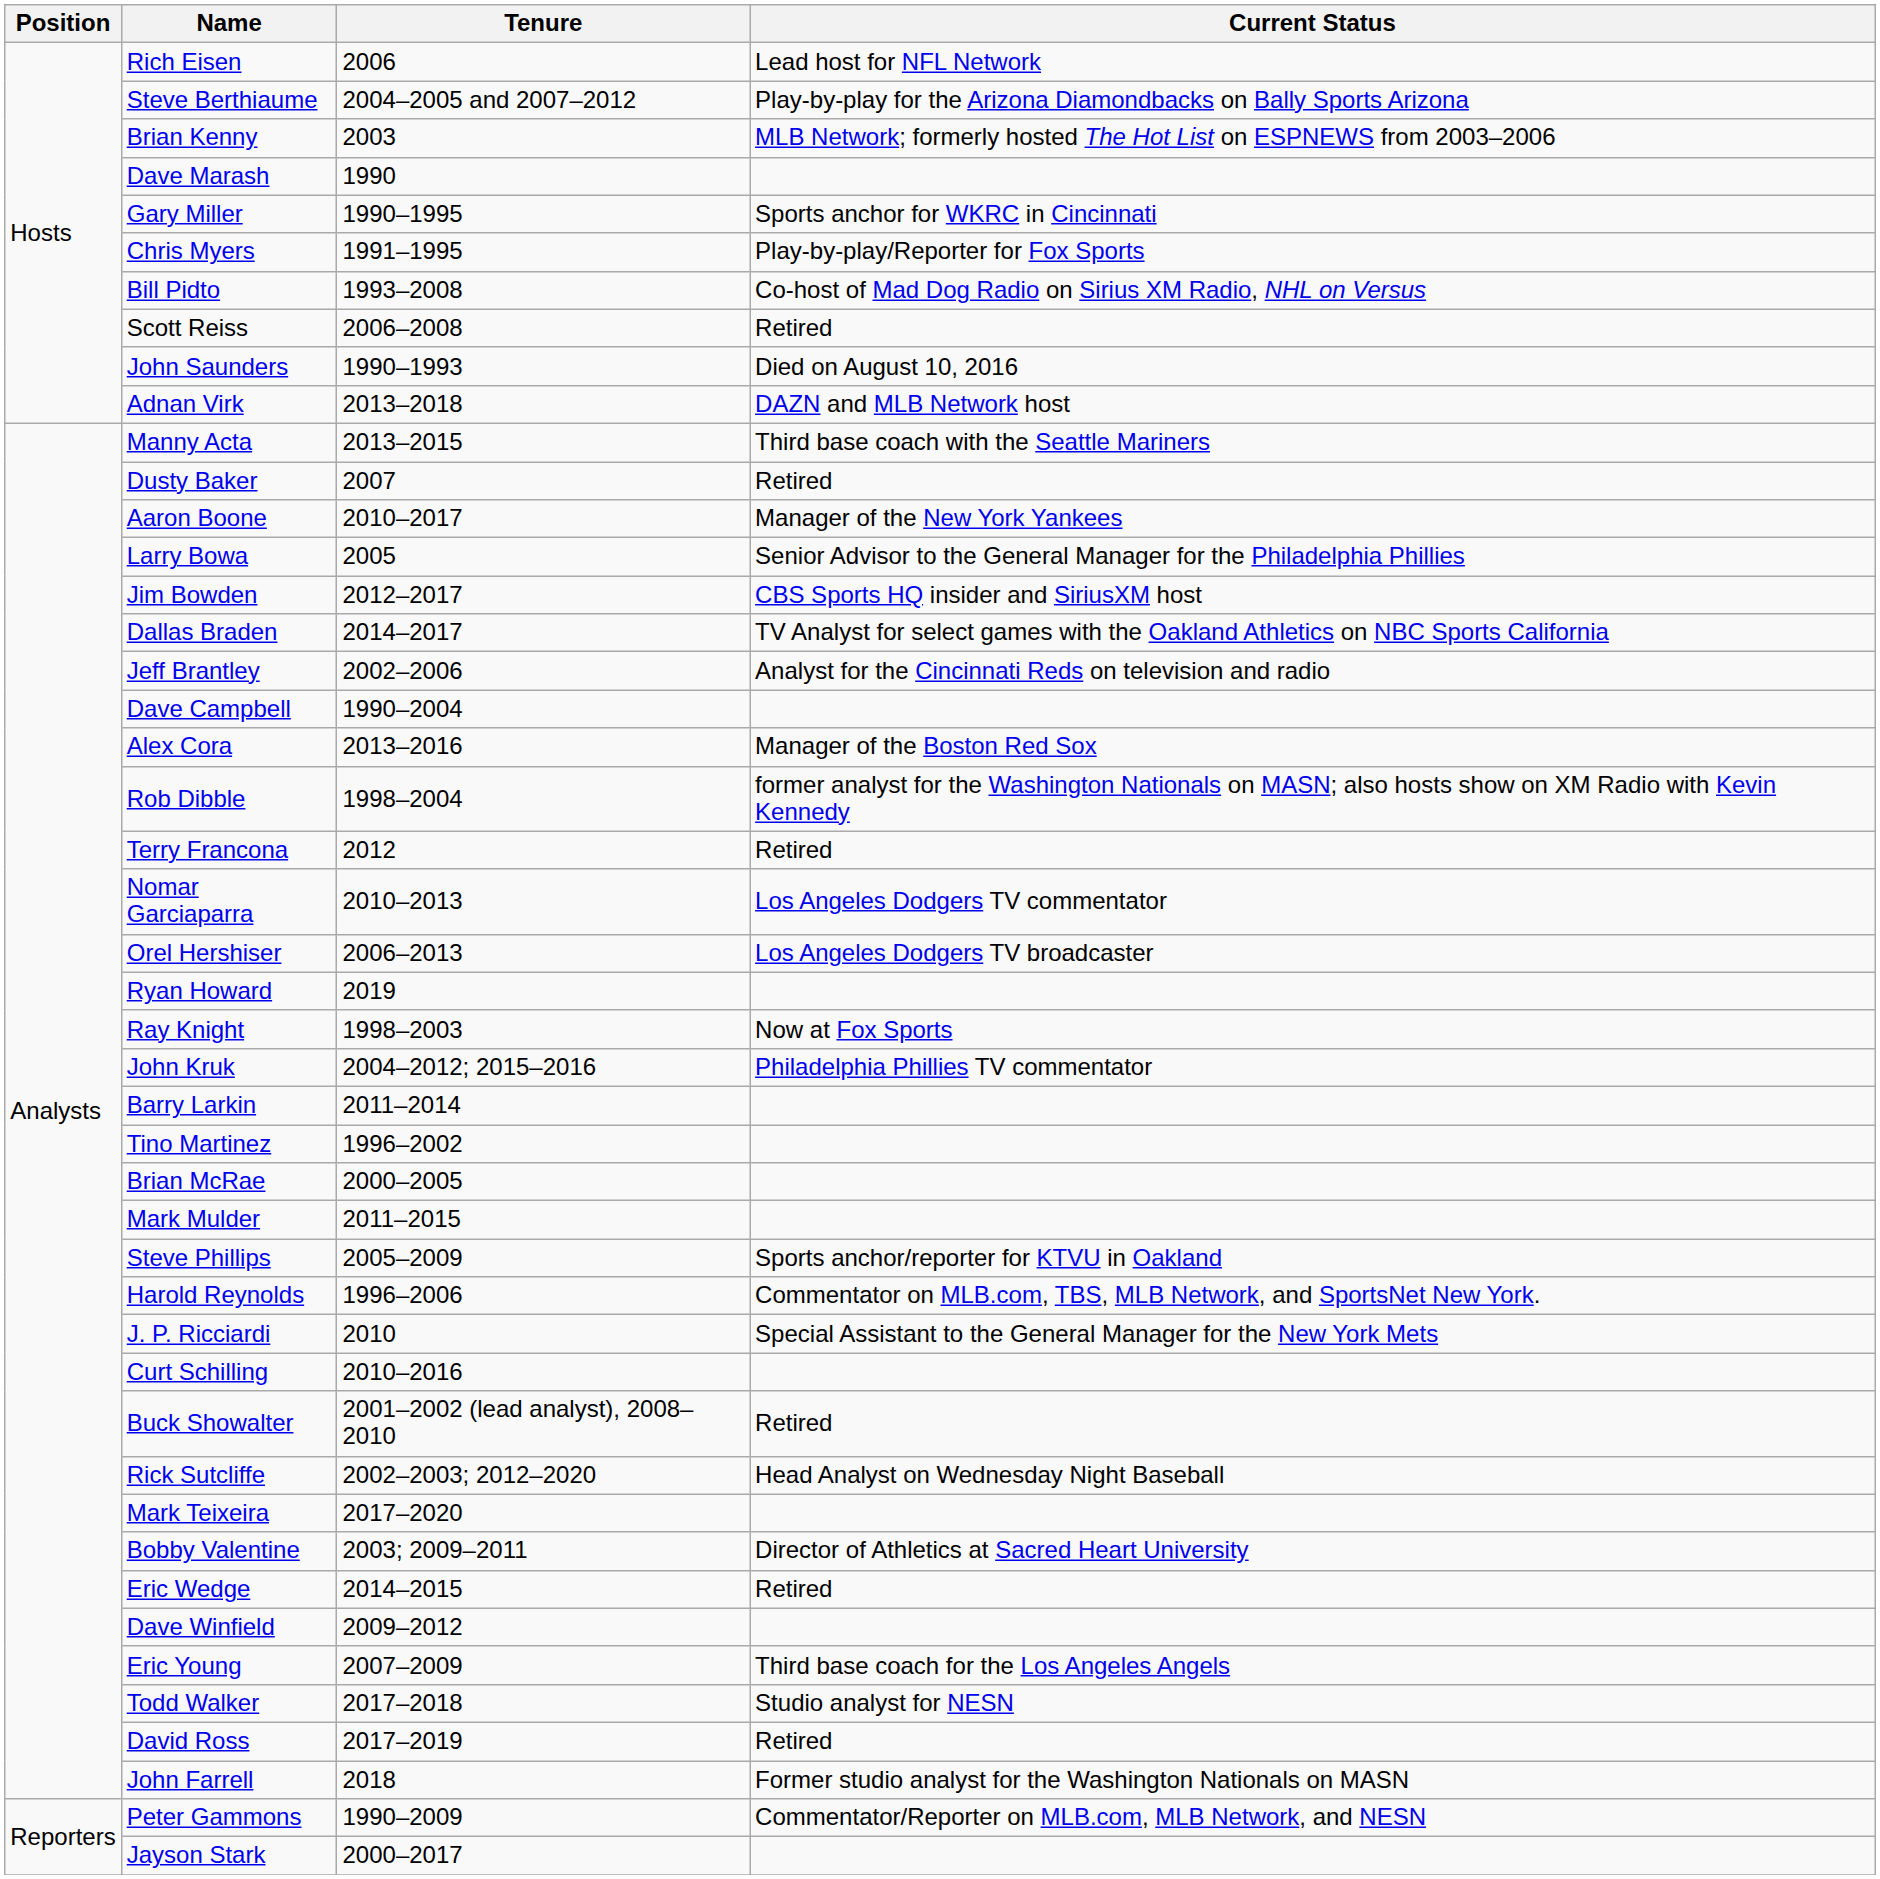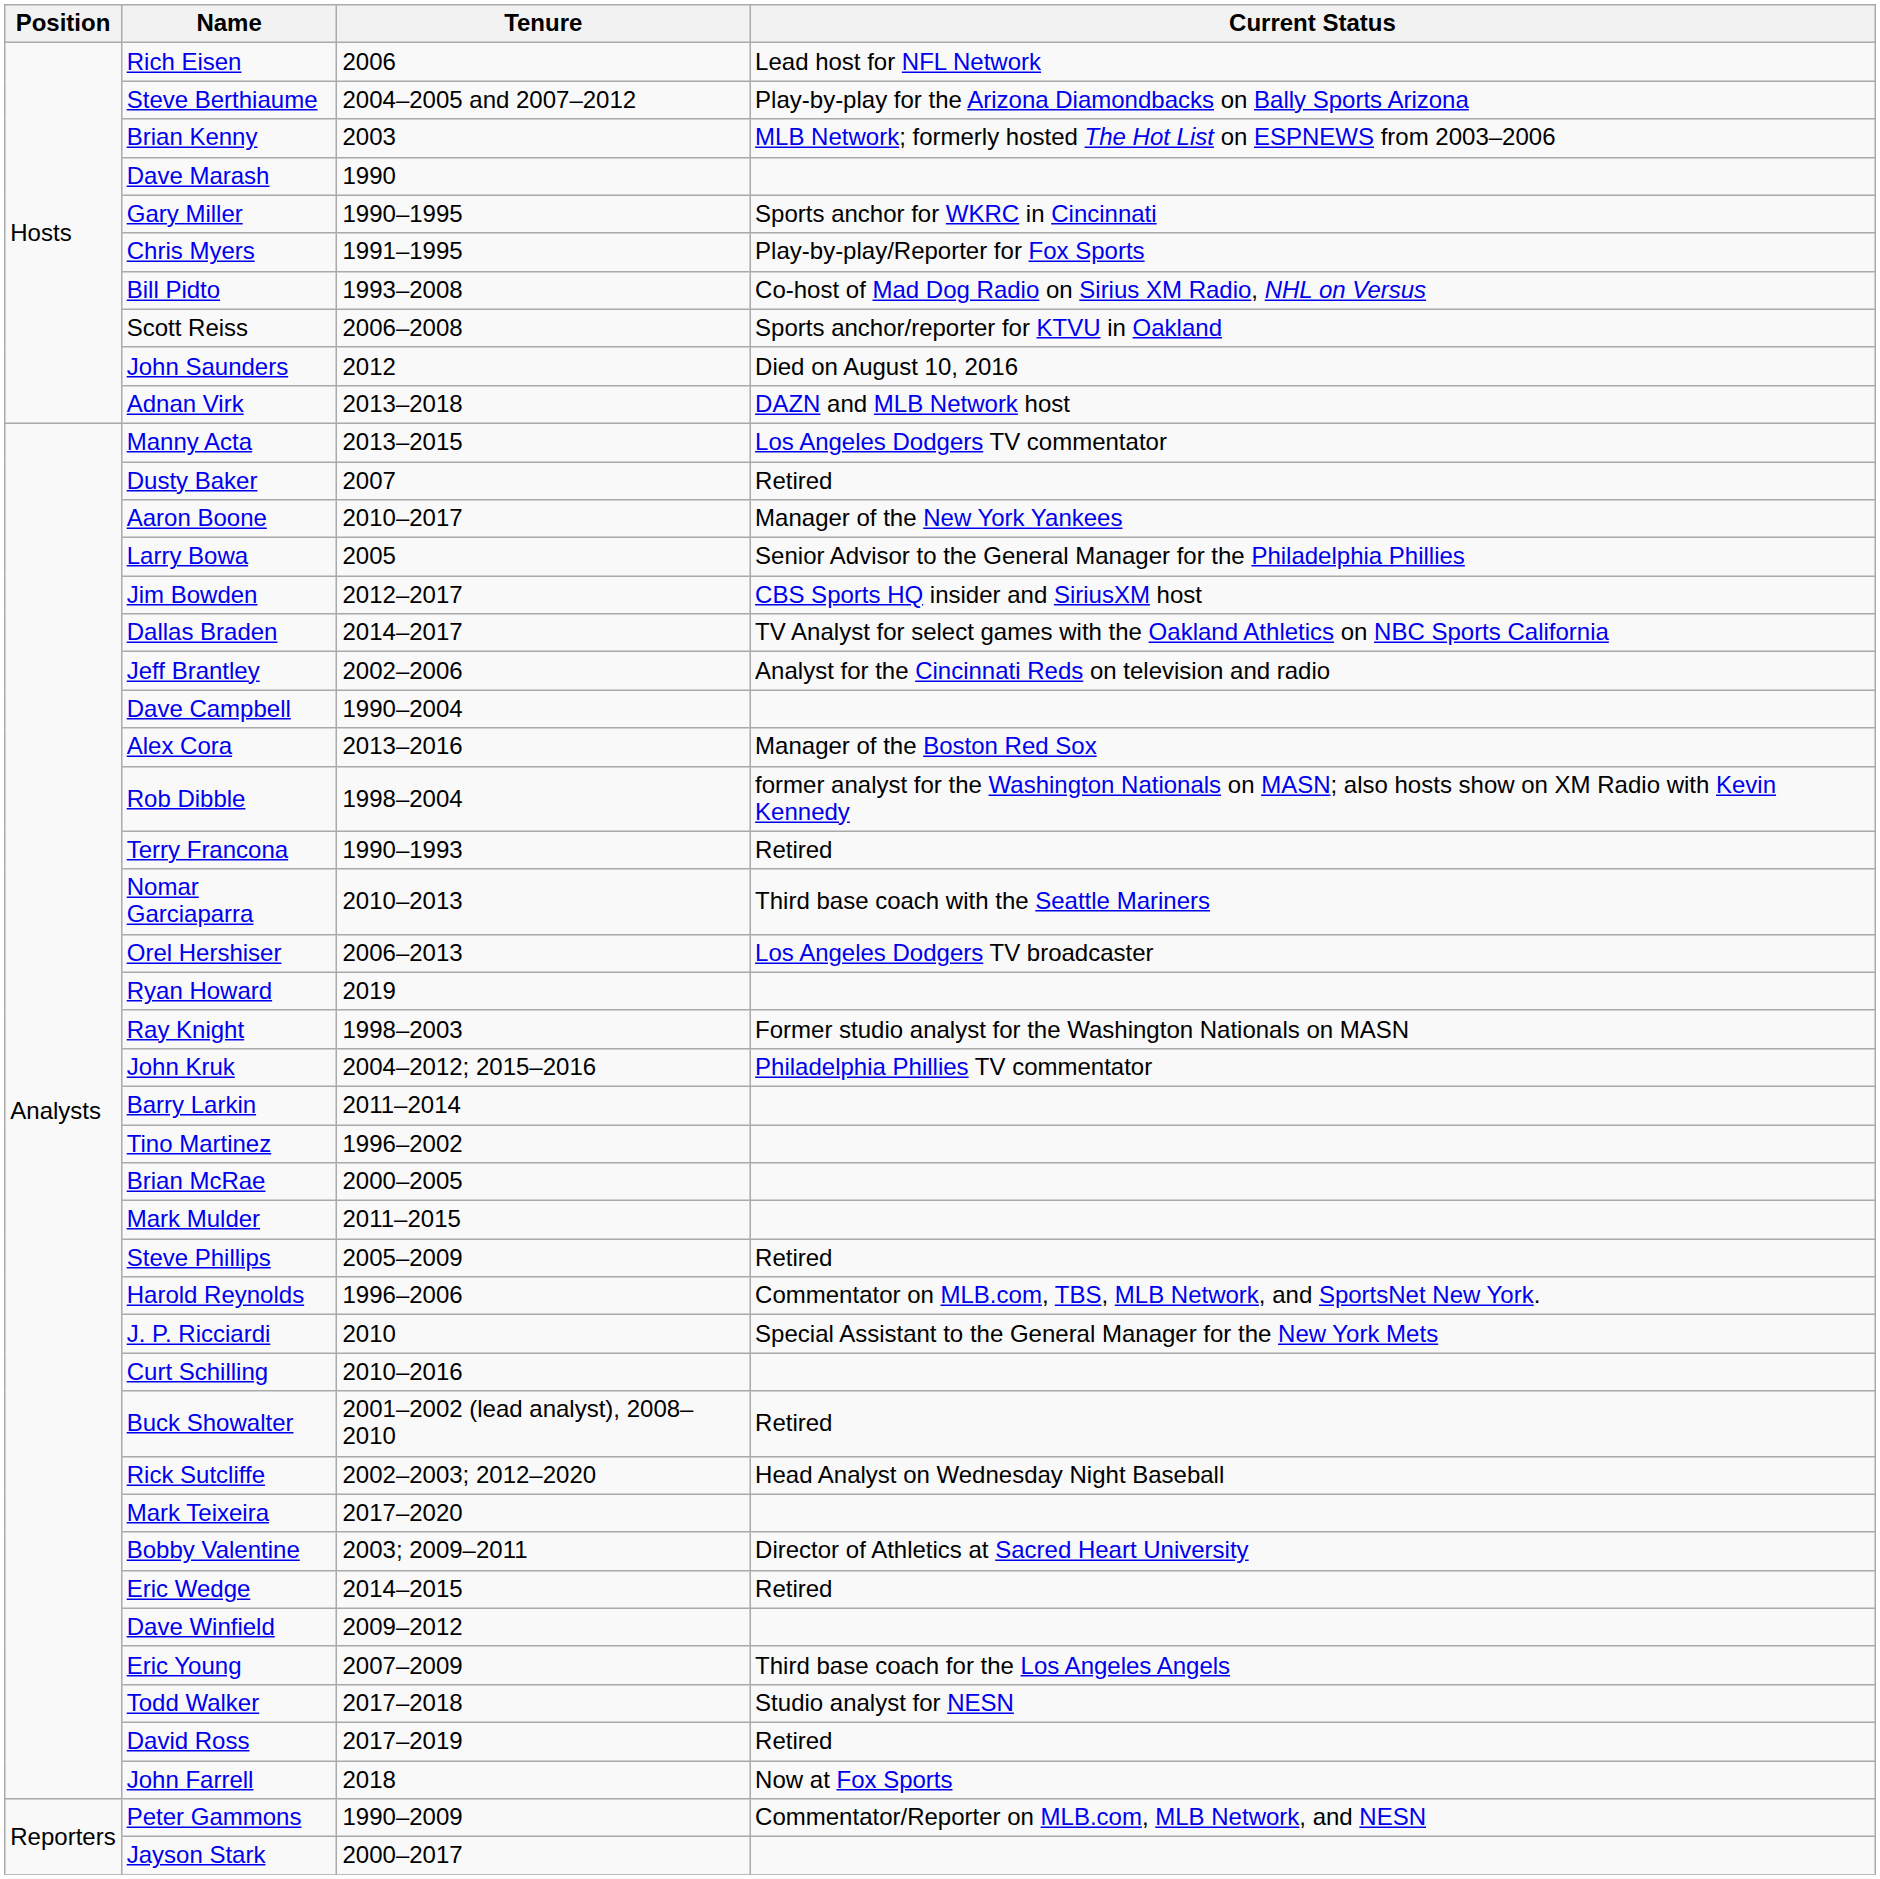(794, 328) Retired -> (989, 328) Sports anchor/reporter for KTVU in Oakland
(403, 366) 1990–1993 -> (369, 366) 2012
(983, 442) Third base coach with the Seattle Mariners -> (961, 442) Los Angeles Dodgers TV commentator
(369, 849) 2012 -> (403, 849) 1990–1993
(961, 901) Los Angeles Dodgers TV commentator -> (983, 901) Third base coach with the Seattle Mariners
(854, 1029) Now at Fox Sports -> (1082, 1029) Former studio analyst for the Washington Nationals on MASN
(989, 1257) Sports anchor/reporter for KTVU in Oakland -> (794, 1257) Retired
(1082, 1779) Former studio analyst for the Washington Nationals on MASN -> (854, 1779) Now at Fox Sports
